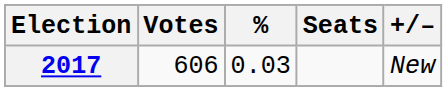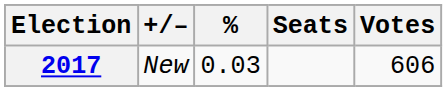columns swapped: (181, 25) <-> (413, 25)
